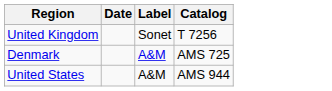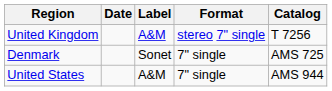+ column: (221, 14)
(155, 34) Sonet -> (152, 34) A&M
(152, 55) A&M -> (155, 55) Sonet
